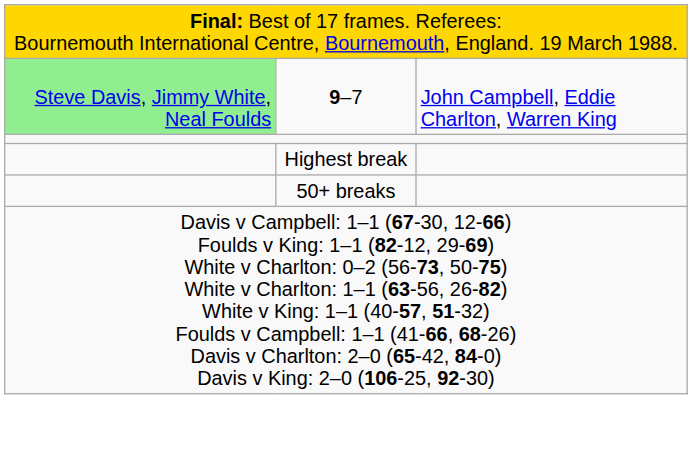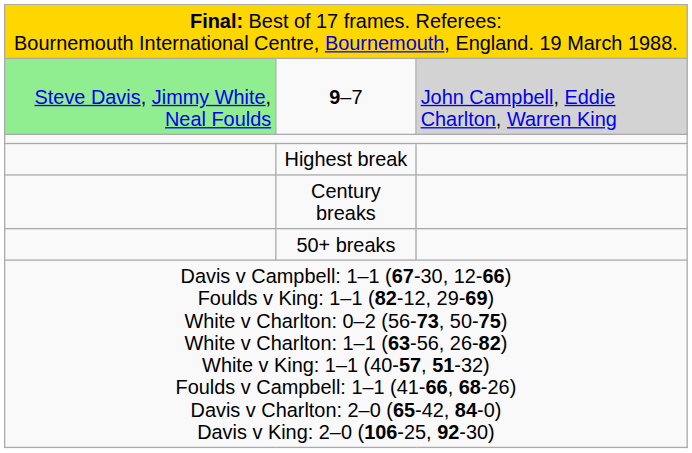(519, 108) no background -> (519, 108) lightgrey background
+ row: (346, 202)
